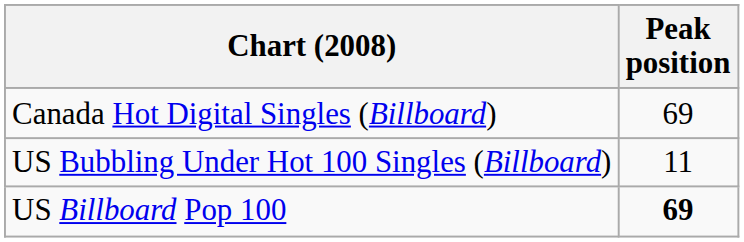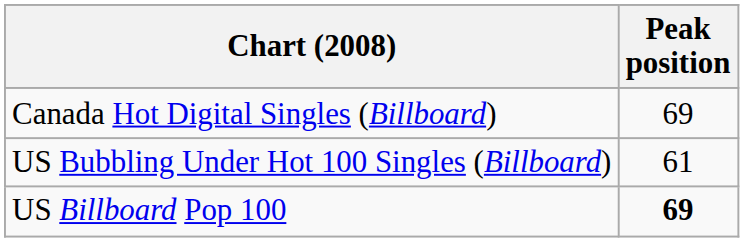(678, 161) 11 -> (678, 161) 61
